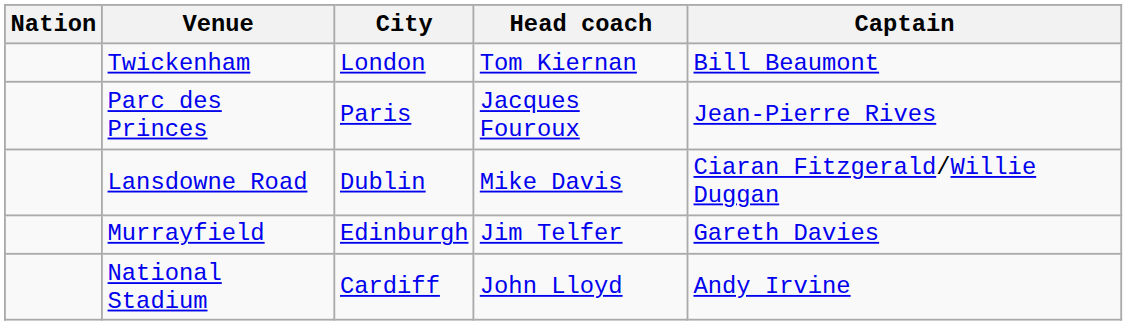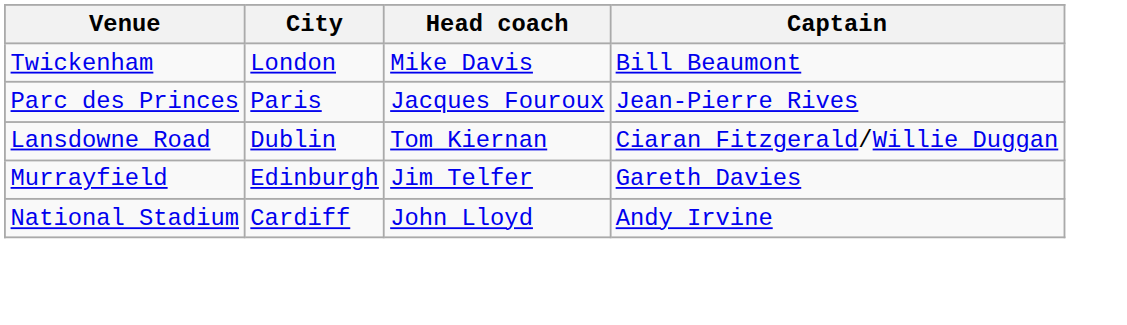- column: (53, 24)
(558, 63) Tom Kiernan -> (462, 63) Mike Davis
(551, 182) Mike Davis -> (469, 141) Tom Kiernan
